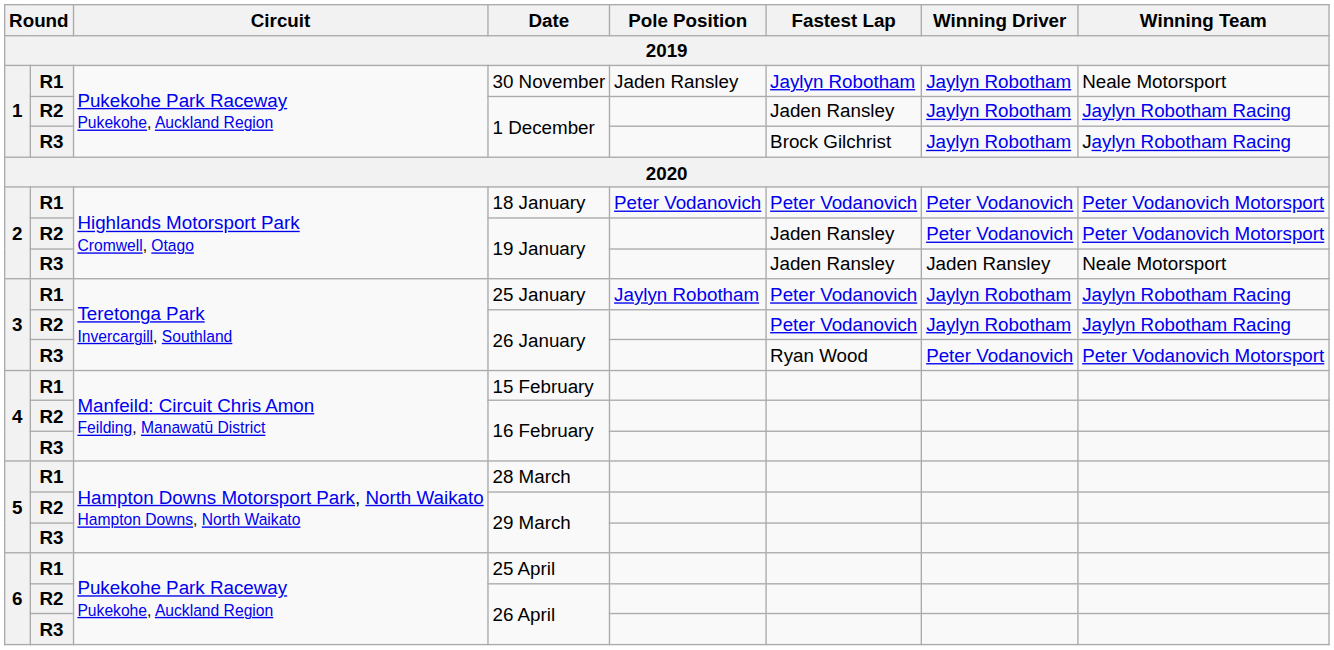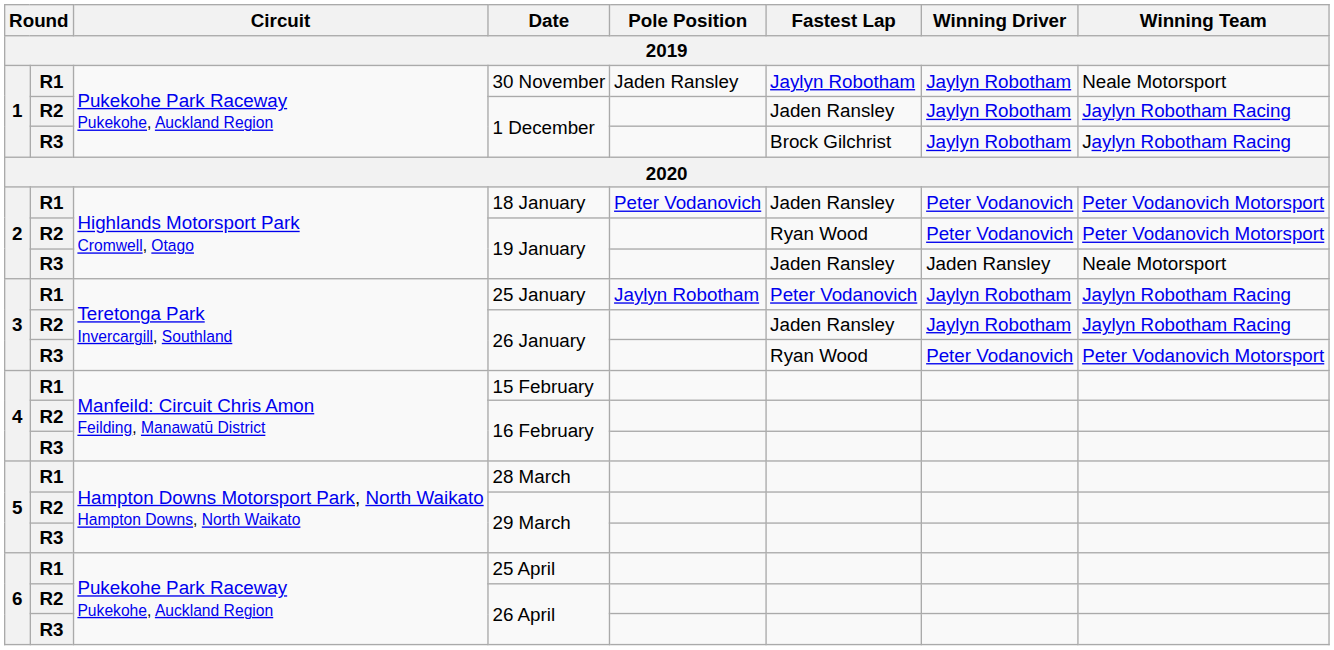(844, 203) Peter Vodanovich -> (832, 203) Jaden Ransley
(832, 233) Jaden Ransley -> (819, 233) Ryan Wood
(844, 324) Peter Vodanovich -> (832, 324) Jaden Ransley
